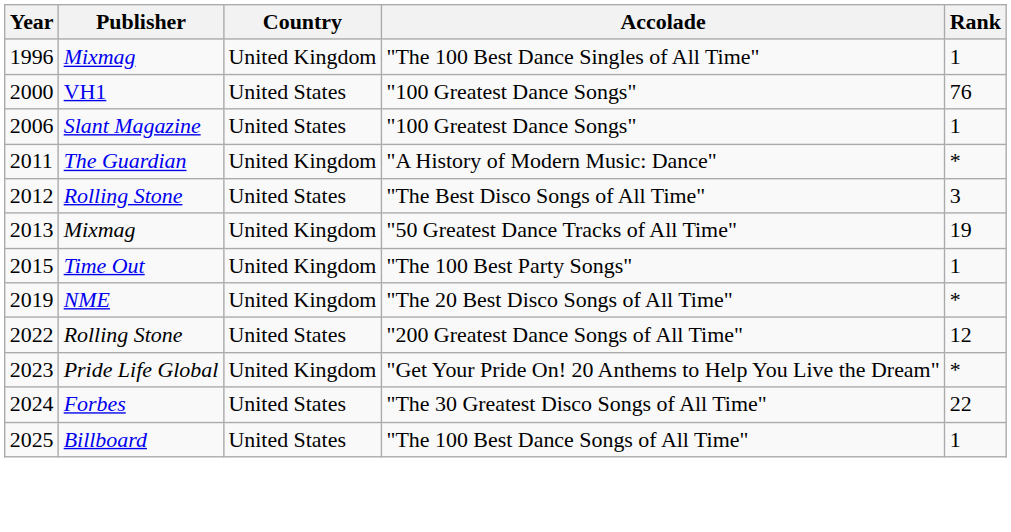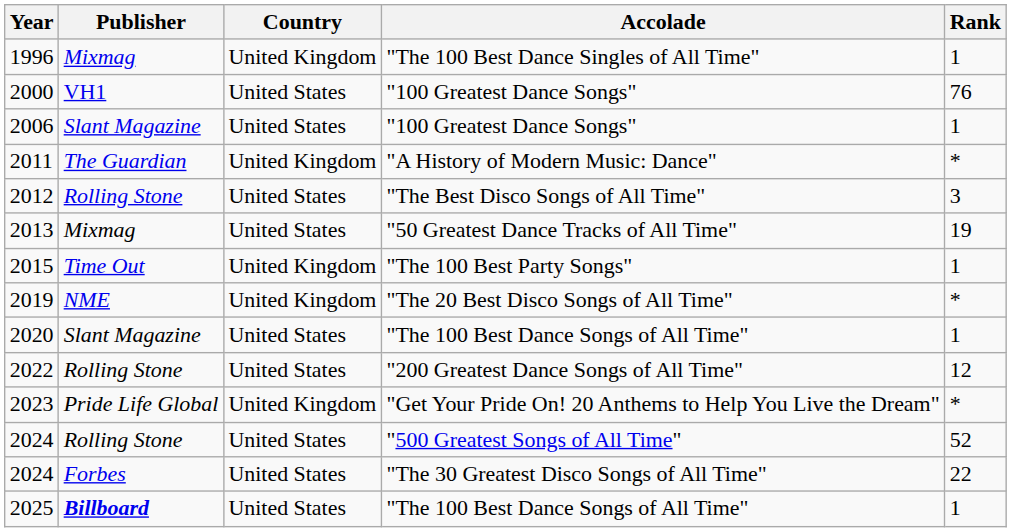(302, 230) United Kingdom -> (287, 230) United States
+ row: (32, 334)
+ row: (32, 439)
(105, 439) normal -> (106, 508) bold
